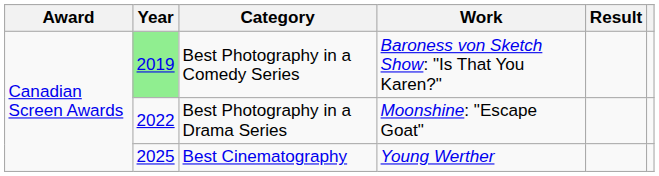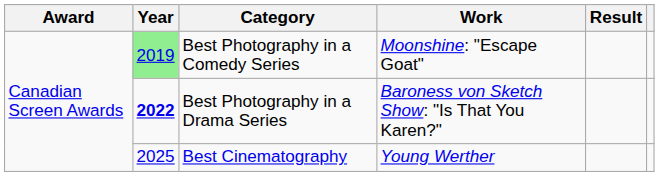(461, 64) Baroness von Sketch Show: "Is That You Karen?" -> (459, 54) Moonshine: "Escape Goat"
(156, 120) normal -> (156, 110) bold
(459, 120) Moonshine: "Escape Goat" -> (461, 110) Baroness von Sketch Show: "Is That You Karen?"
